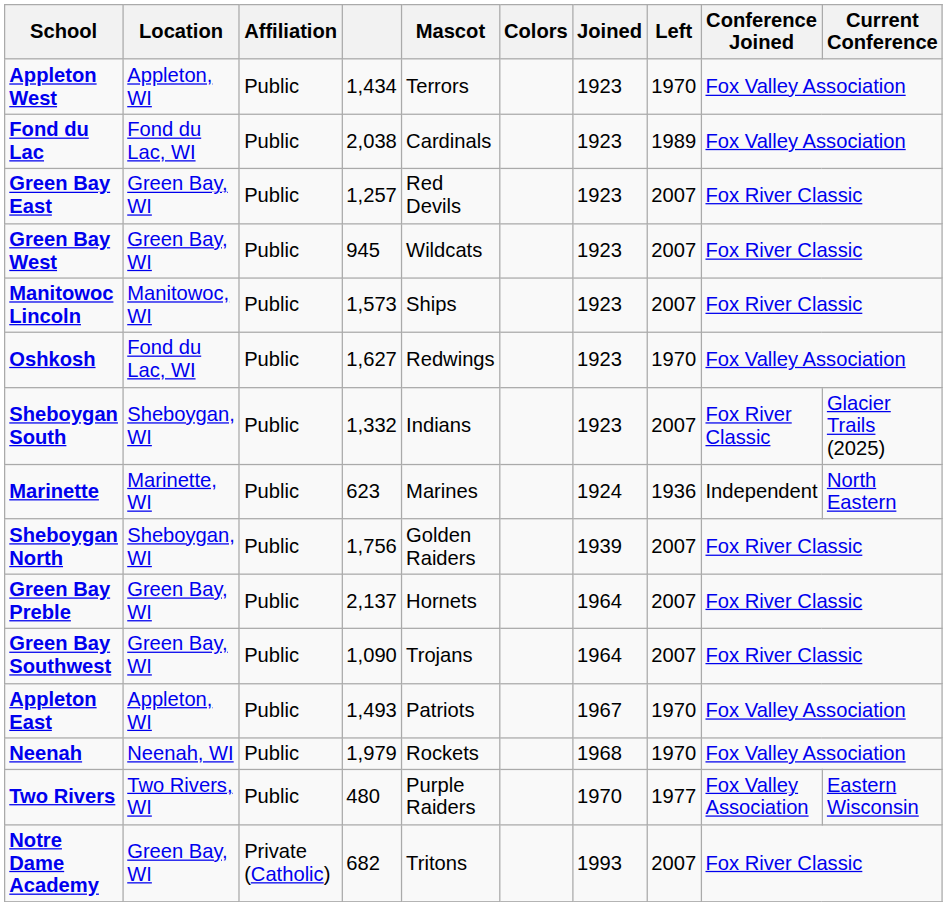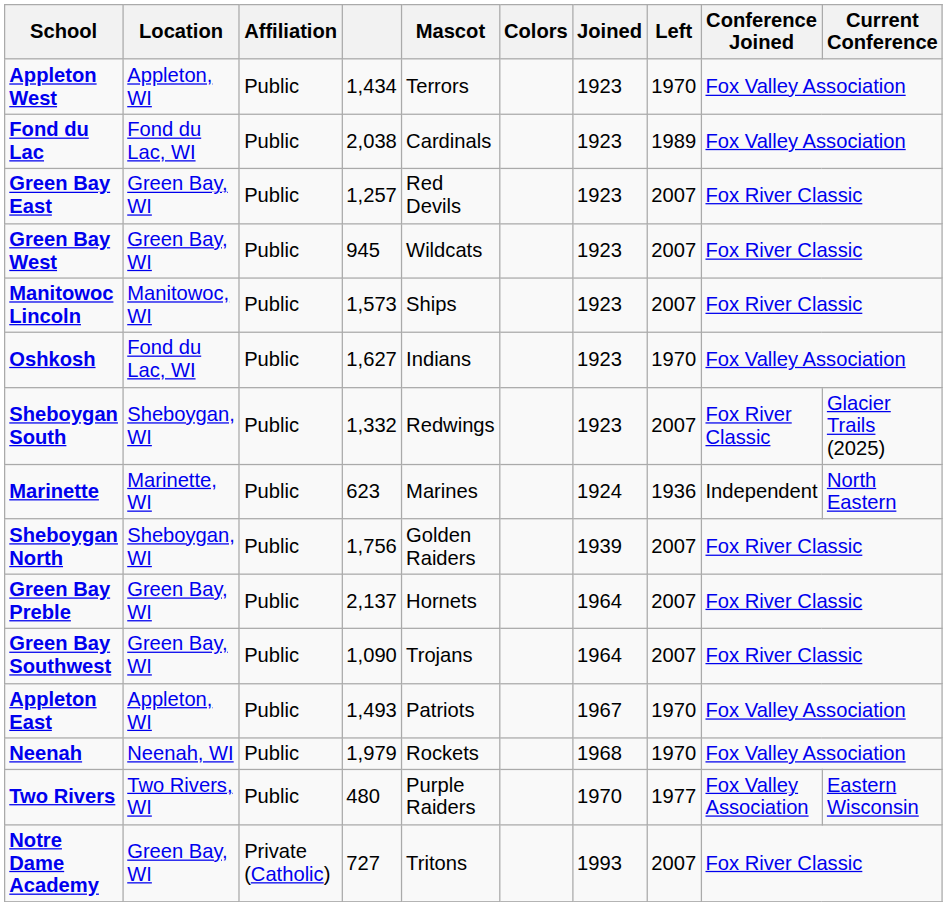(450, 359) Redwings -> (439, 359) Indians
(439, 425) Indians -> (450, 425) Redwings
(363, 862) 682 -> (363, 862) 727
